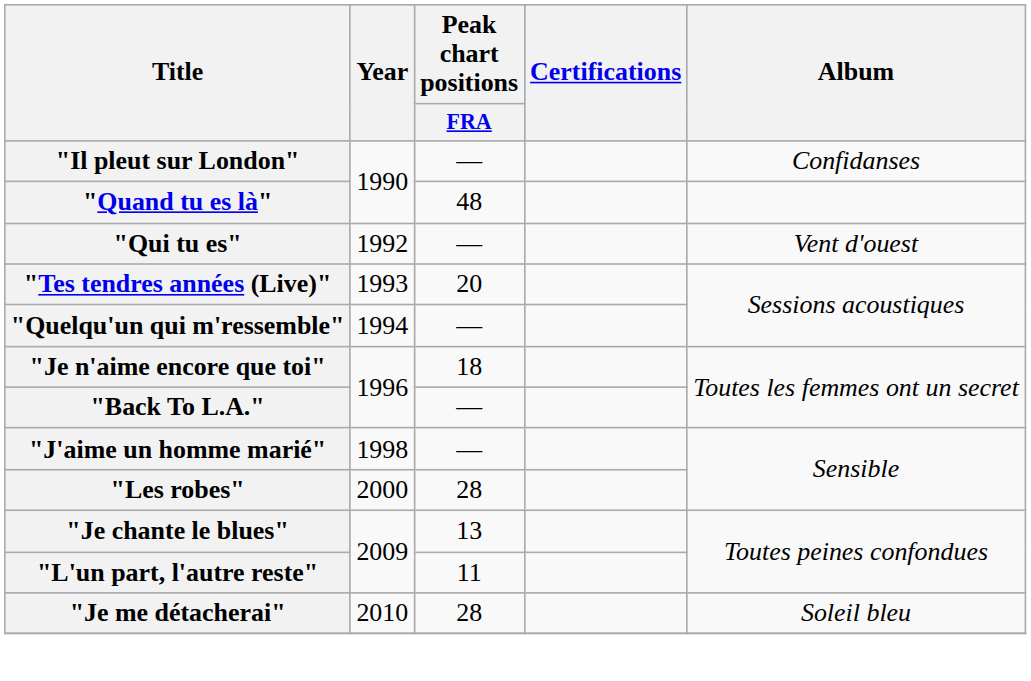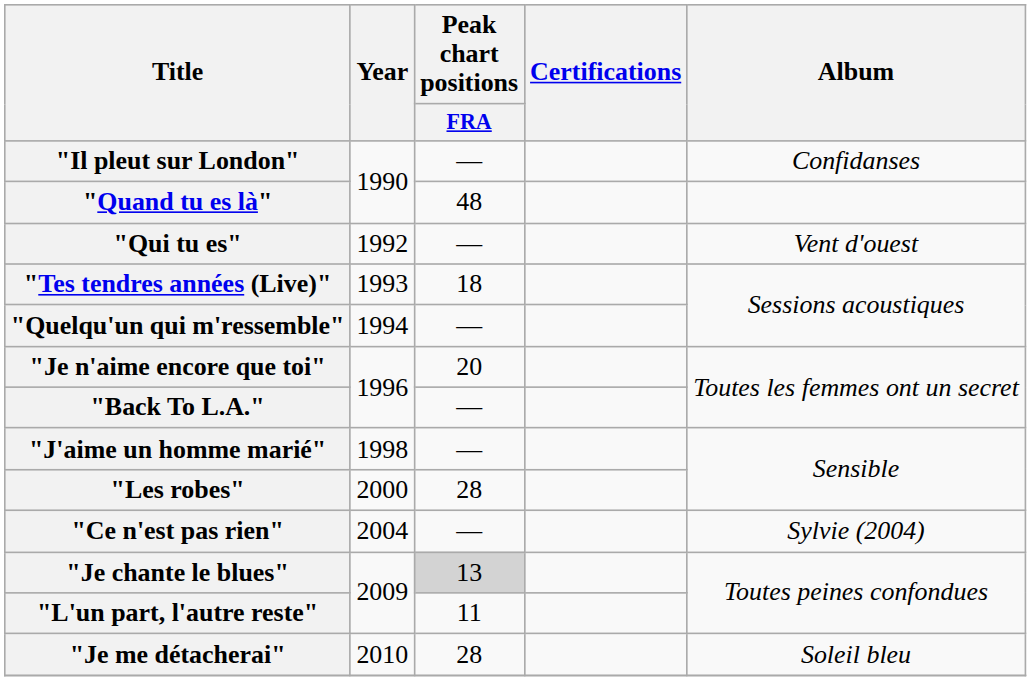(469, 284) 20 -> (469, 284) 18
(469, 366) 18 -> (469, 366) 20
+ row: (178, 530)
(469, 530) no background -> (469, 571) lightgrey background
